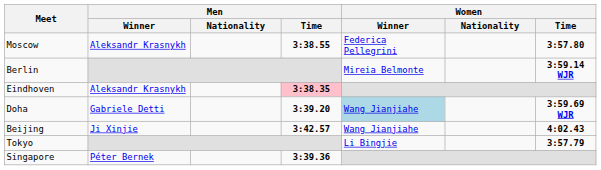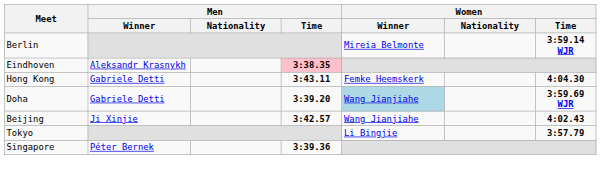- row: (22, 45)
+ row: (30, 79)
